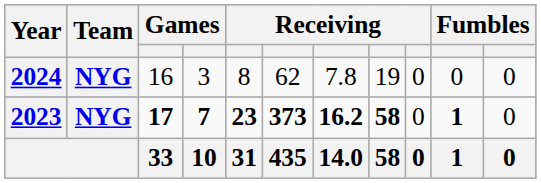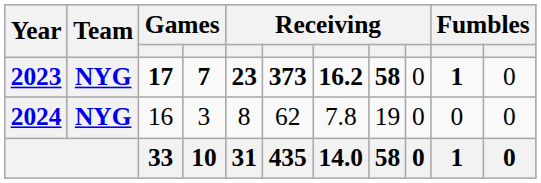rows swapped: (36, 117) <-> (36, 76)
